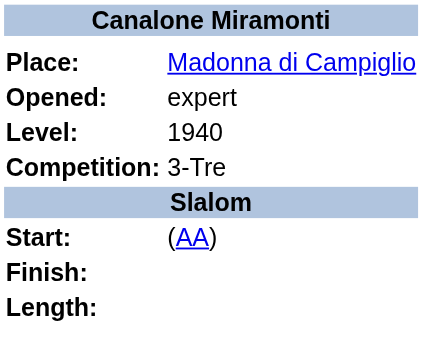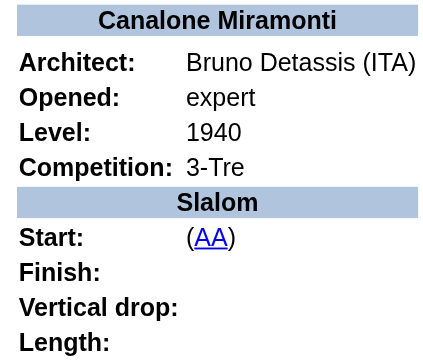- row: (43, 63)
+ row: (77, 63)
+ row: (99, 307)
